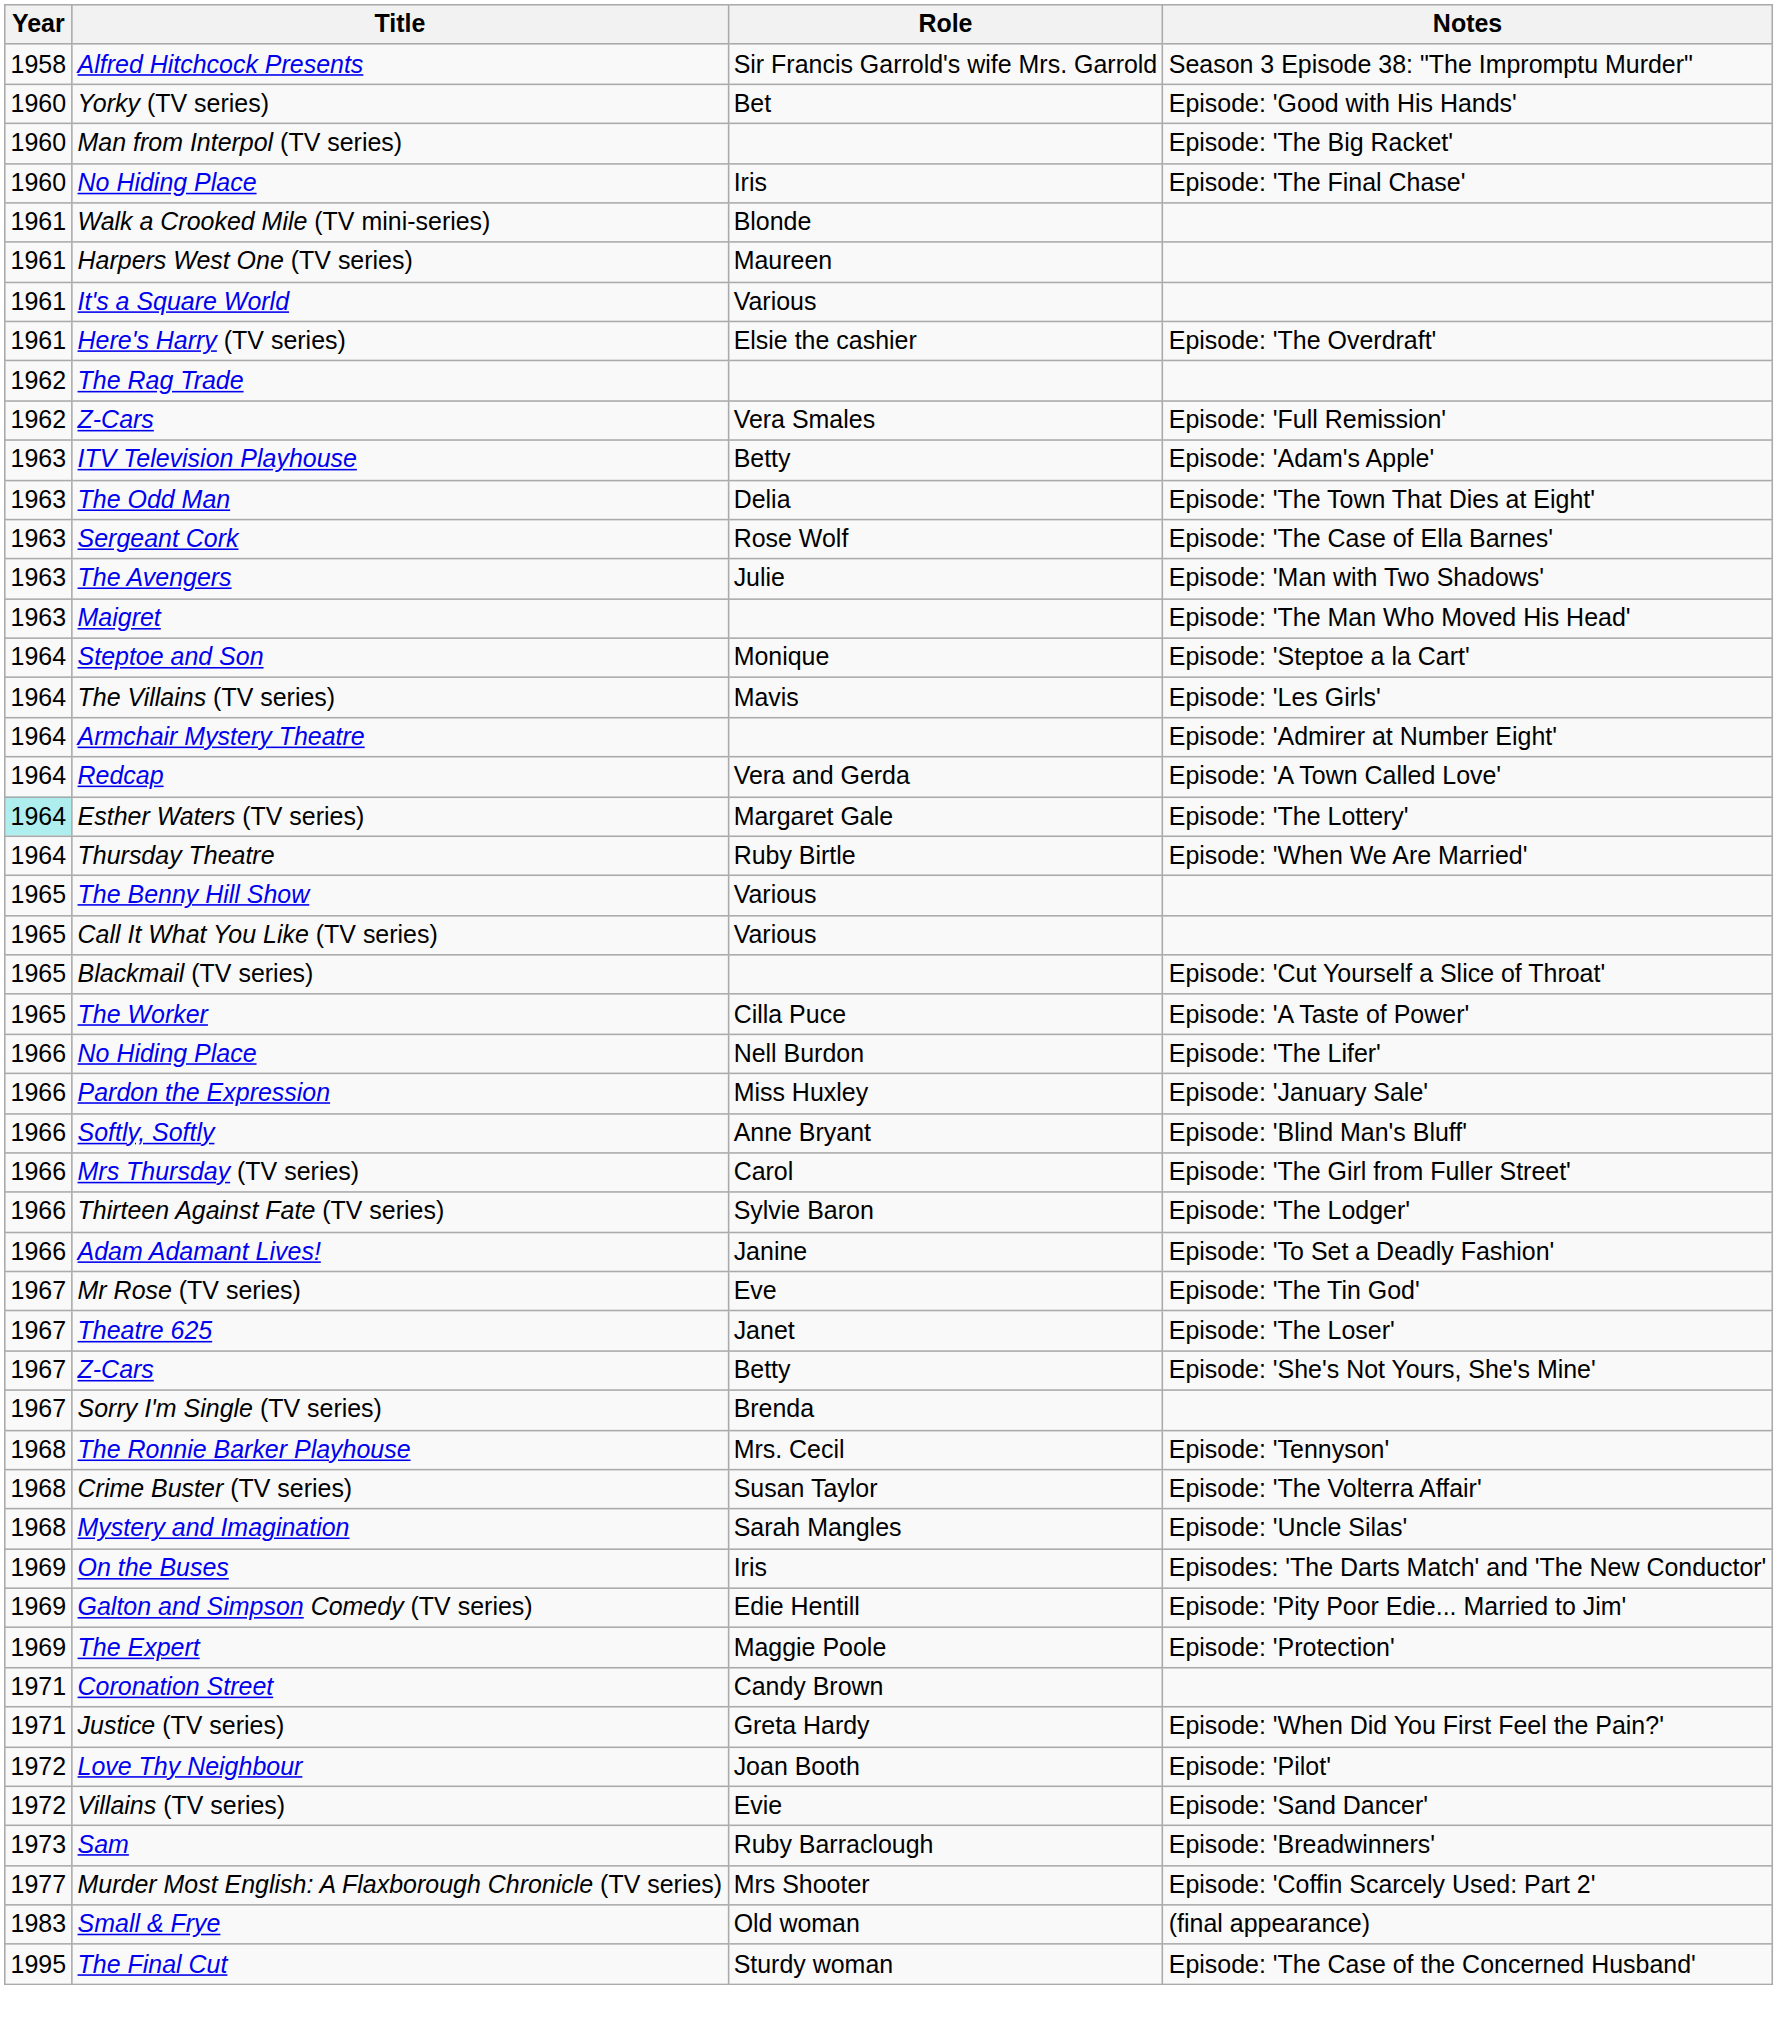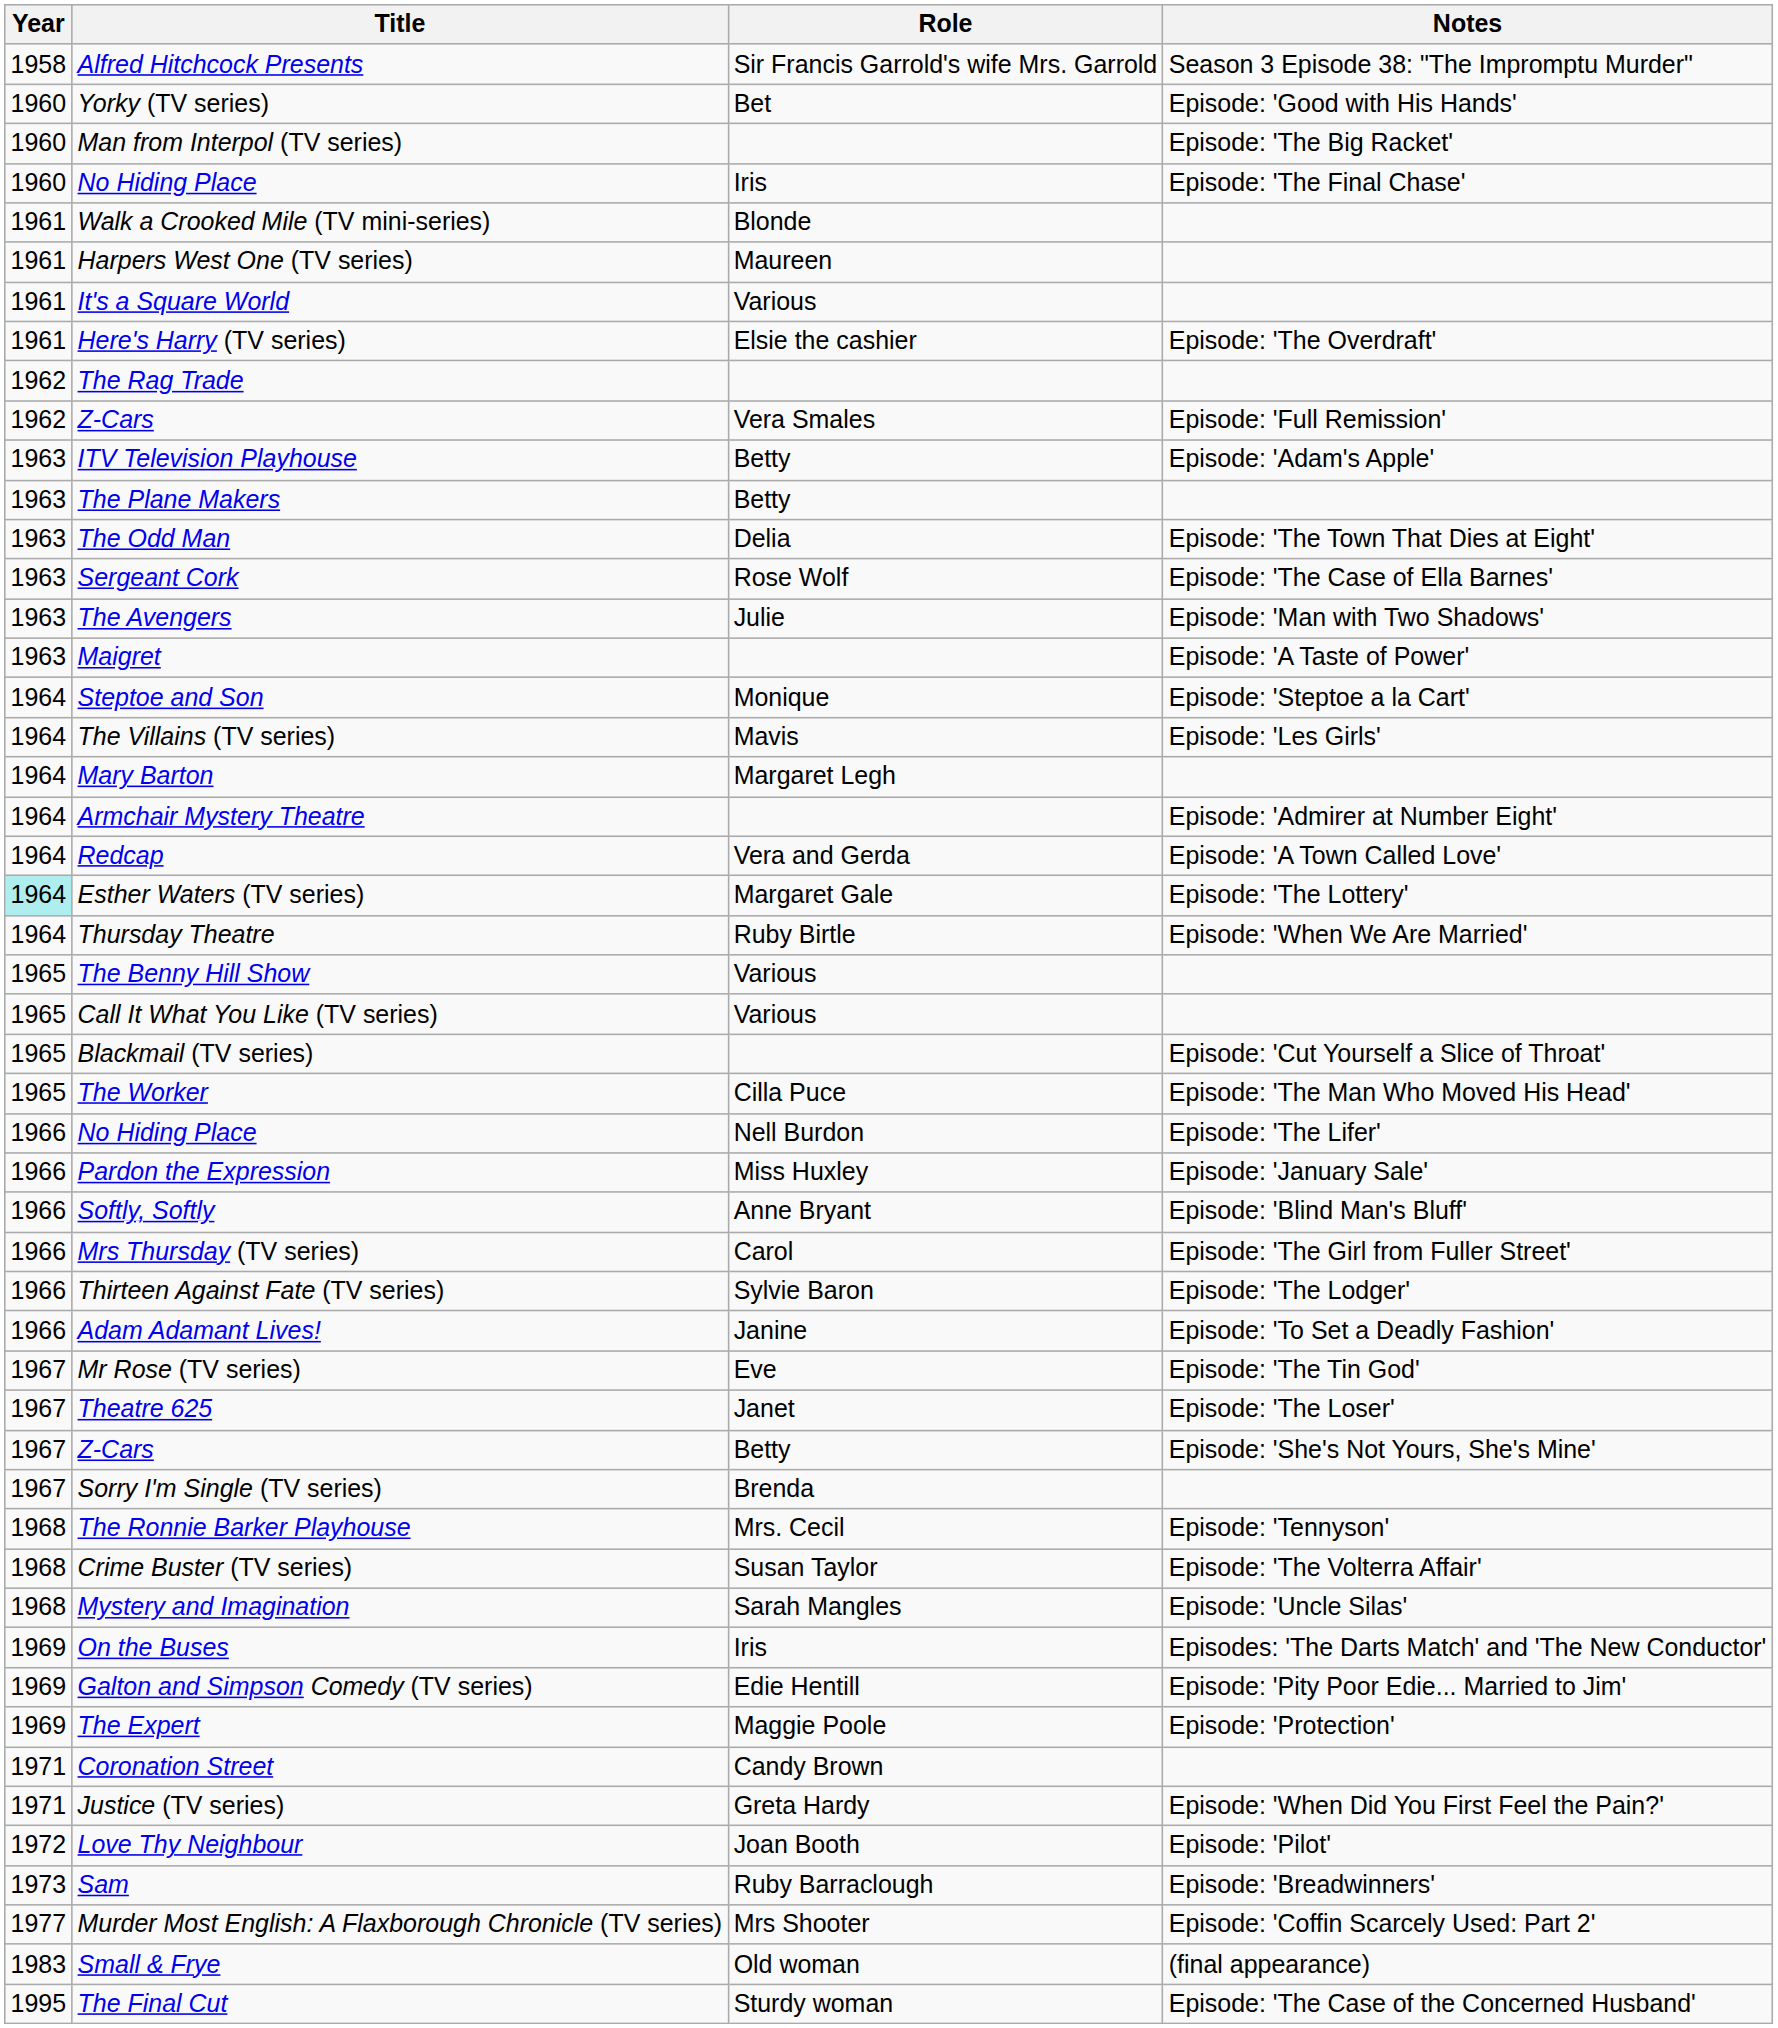+ row: (179, 499)
(1400, 618) Episode: 'The Man Who Moved His Head' -> (1319, 657) Episode: 'A Taste of Power'
+ row: (146, 776)
(1319, 1013) Episode: 'A Taste of Power' -> (1400, 1093) Episode: 'The Man Who Moved His Head'
- row: (181, 1805)
